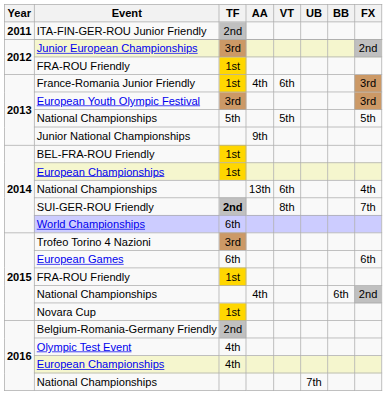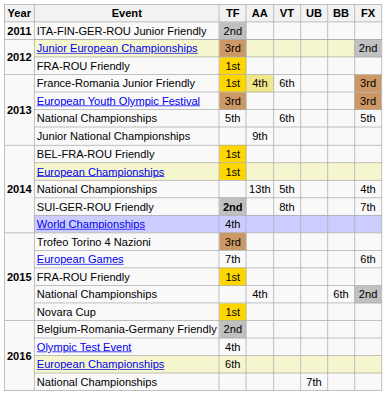(260, 84) no background -> (260, 84) khaki background
(287, 119) 5th -> (287, 119) 6th
(287, 189) 6th -> (287, 189) 5th
(233, 224) 6th -> (233, 224) 4th
(233, 259) 6th -> (233, 259) 7th
(233, 365) 4th -> (233, 365) 6th
